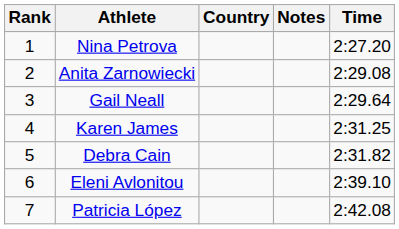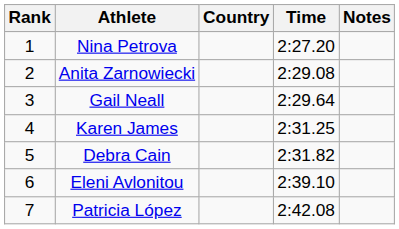columns swapped: (362, 18) <-> (301, 18)
